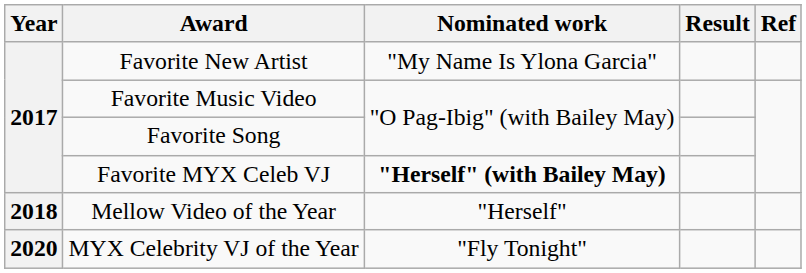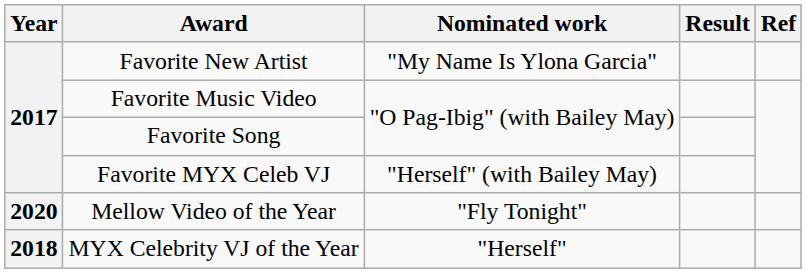(522, 173) bold -> (522, 173) normal
(34, 211) 2018 -> (34, 211) 2020
(522, 211) "Herself" -> (522, 211) "Fly Tonight"
(34, 248) 2020 -> (34, 248) 2018
(522, 248) "Fly Tonight" -> (522, 248) "Herself"
